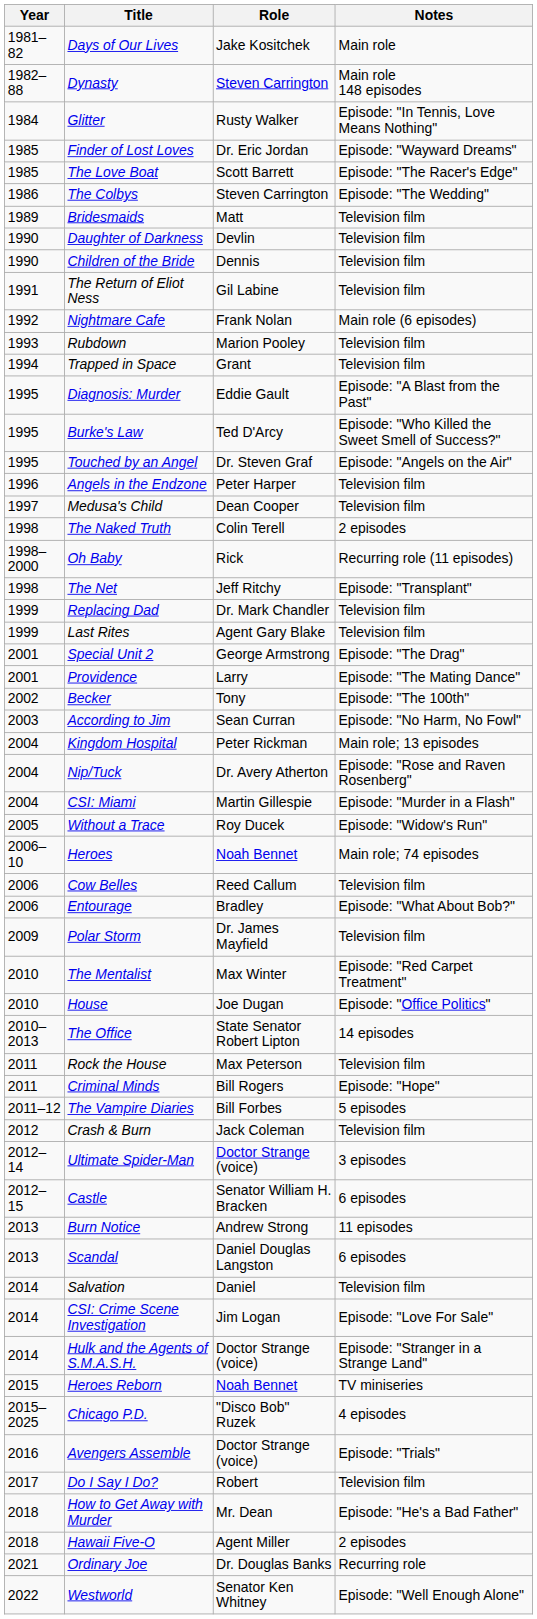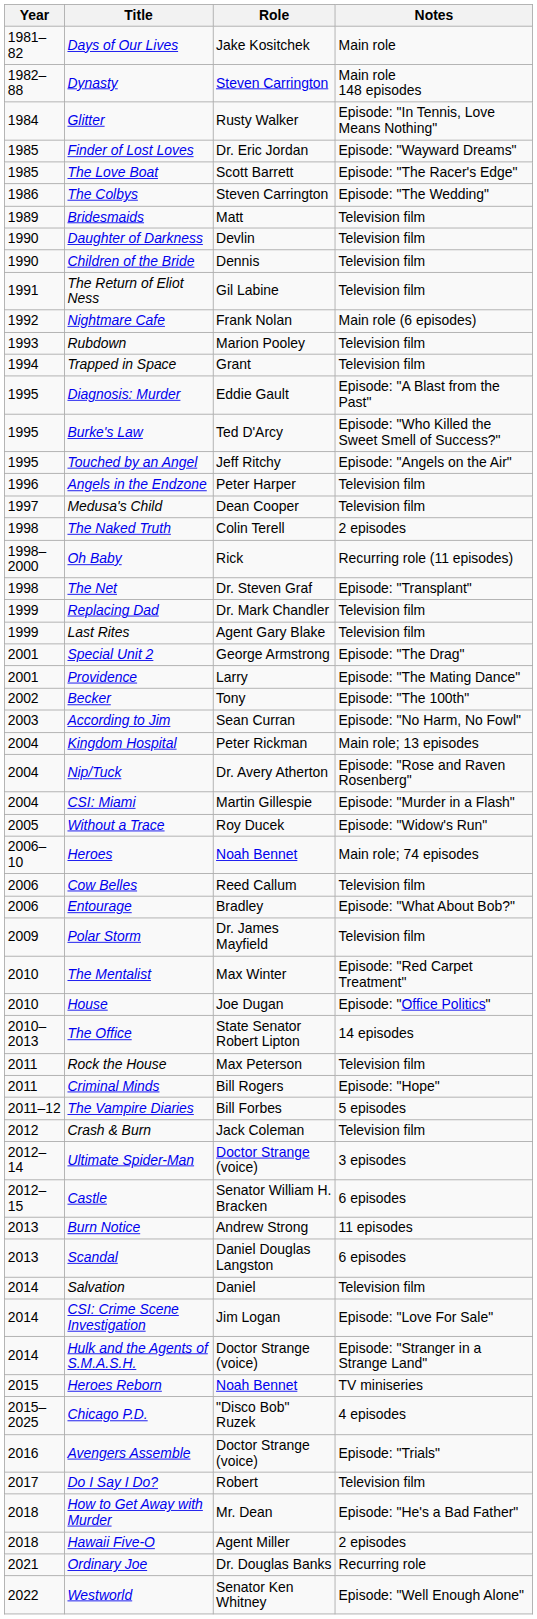(264, 462) Dr. Steven Graf -> (248, 462) Jeff Ritchy
(248, 588) Jeff Ritchy -> (264, 588) Dr. Steven Graf
